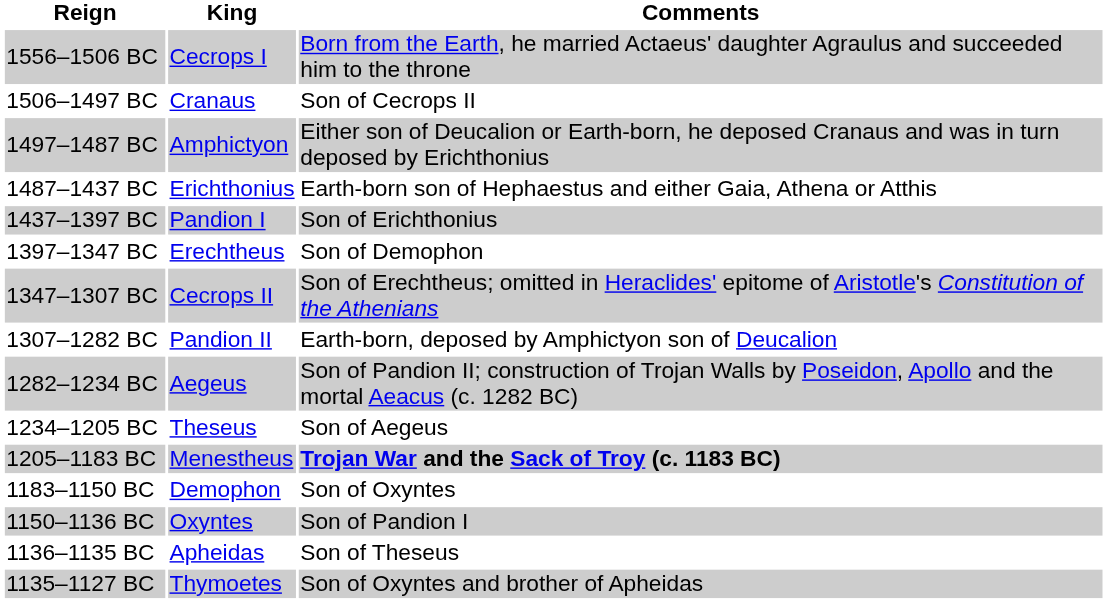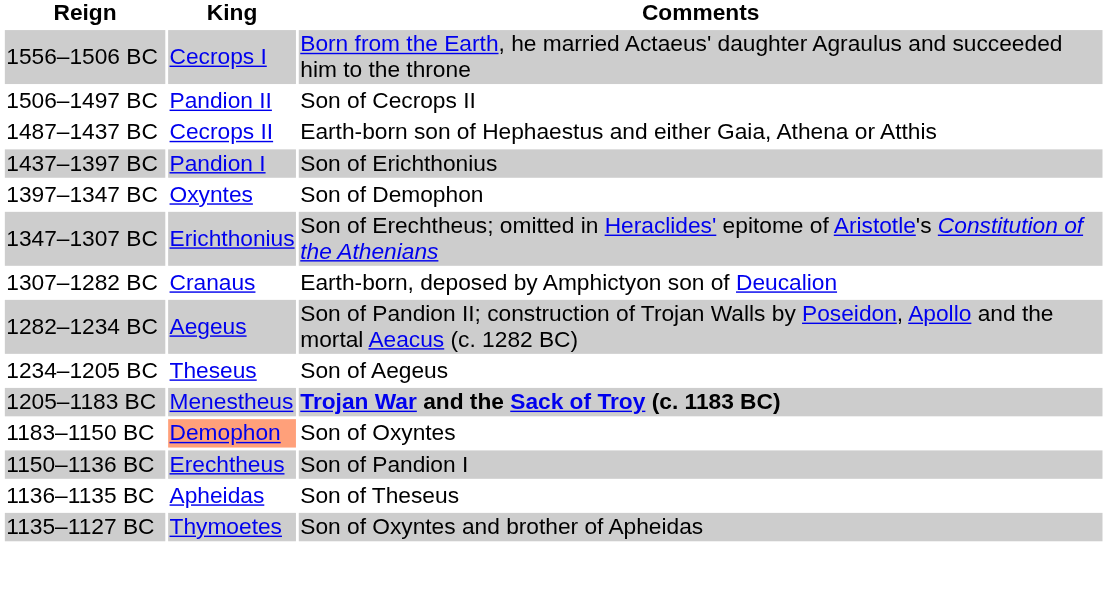(213, 100) Cranaus -> (221, 100) Pandion II
- row: (82, 144)
(232, 188) Erichthonius -> (221, 132) Cecrops II
(227, 251) Erechtheus -> (211, 194) Oxyntes
(221, 295) Cecrops II -> (232, 238) Erichthonius
(221, 339) Pandion II -> (213, 282) Cranaus
(225, 489) no background -> (225, 433) lightsalmon background
(211, 521) Oxyntes -> (227, 464) Erechtheus
